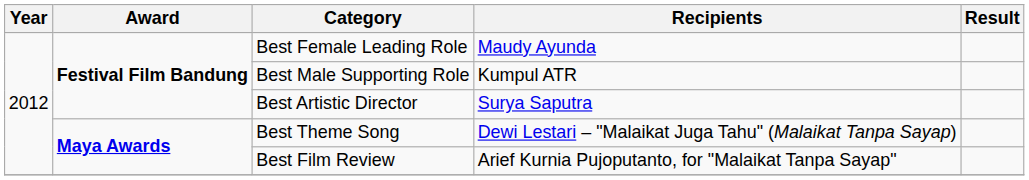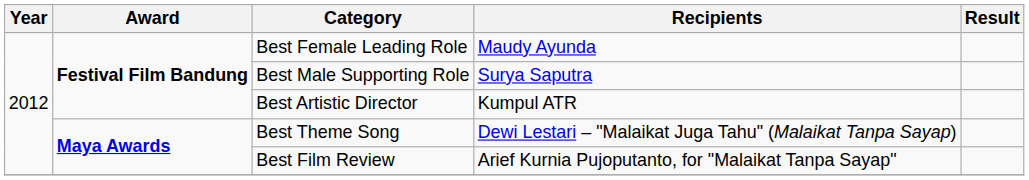(527, 75) Kumpul ATR -> (535, 75) Surya Saputra
(535, 103) Surya Saputra -> (527, 103) Kumpul ATR
